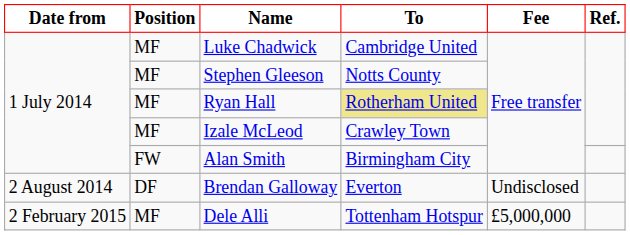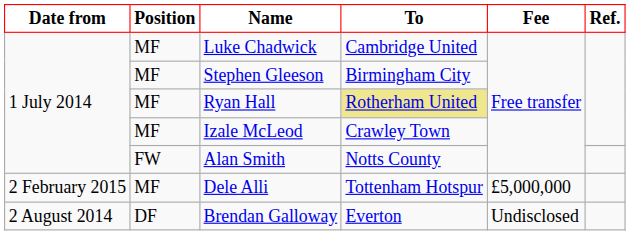(393, 74) Notts County -> (408, 74) Birmingham City
(408, 159) Birmingham City -> (393, 159) Notts County
rows swapped: (270, 187) <-> (236, 215)
